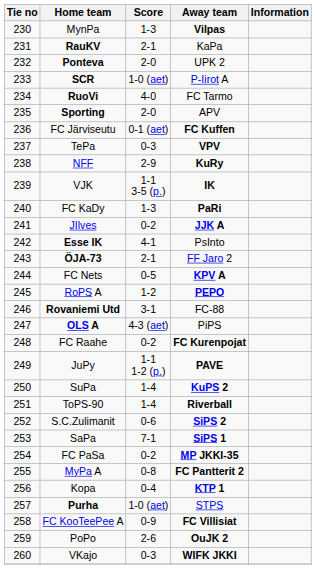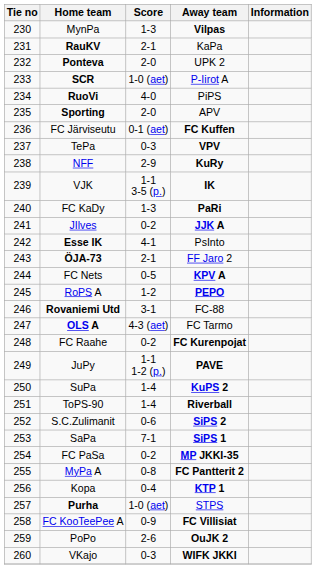(210, 96) FC Tarmo -> (210, 96) PiPS
(210, 326) PiPS -> (210, 326) FC Tarmo
